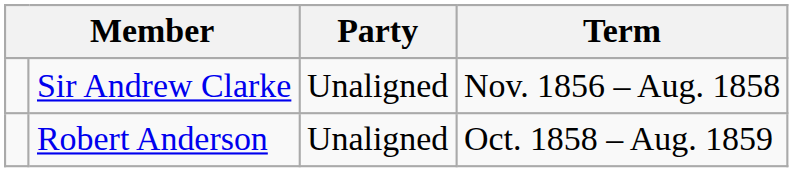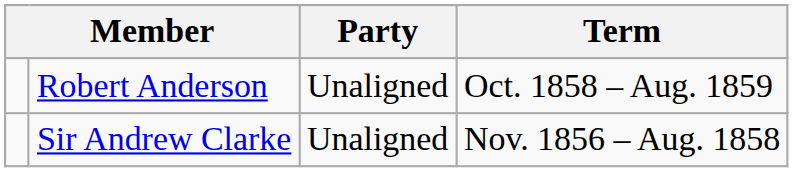rows swapped: (164, 85) <-> (152, 138)
